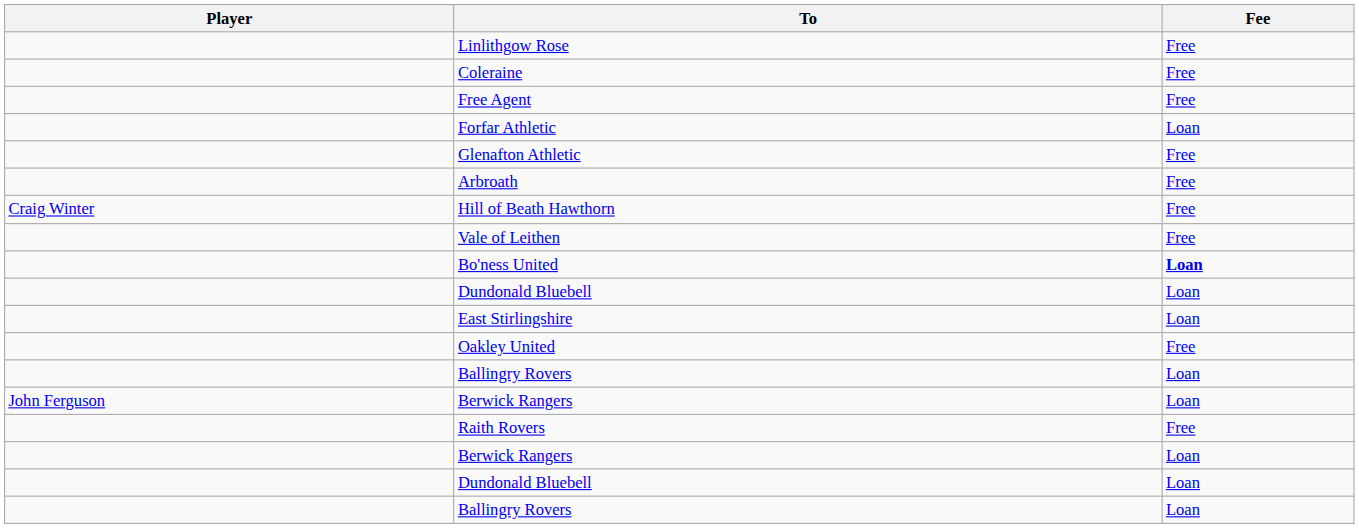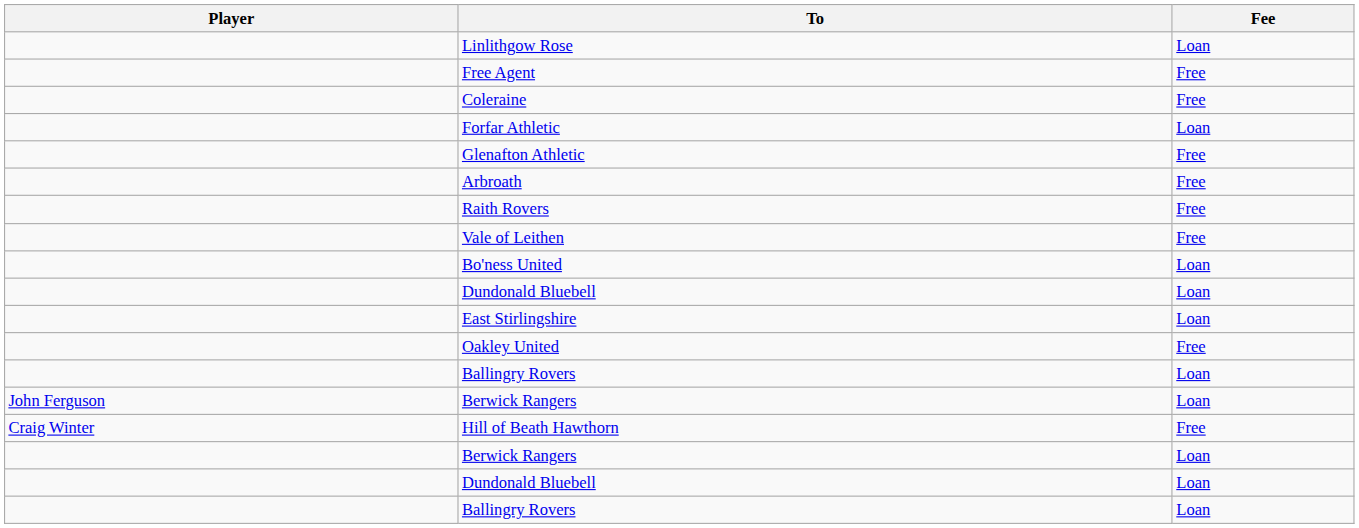(1181, 45) Free -> (1193, 45) Loan
rows swapped: (229, 73) <-> (229, 100)
rows swapped: (229, 428) <-> (51, 209)
(1184, 264) bold -> (1193, 264) normal
